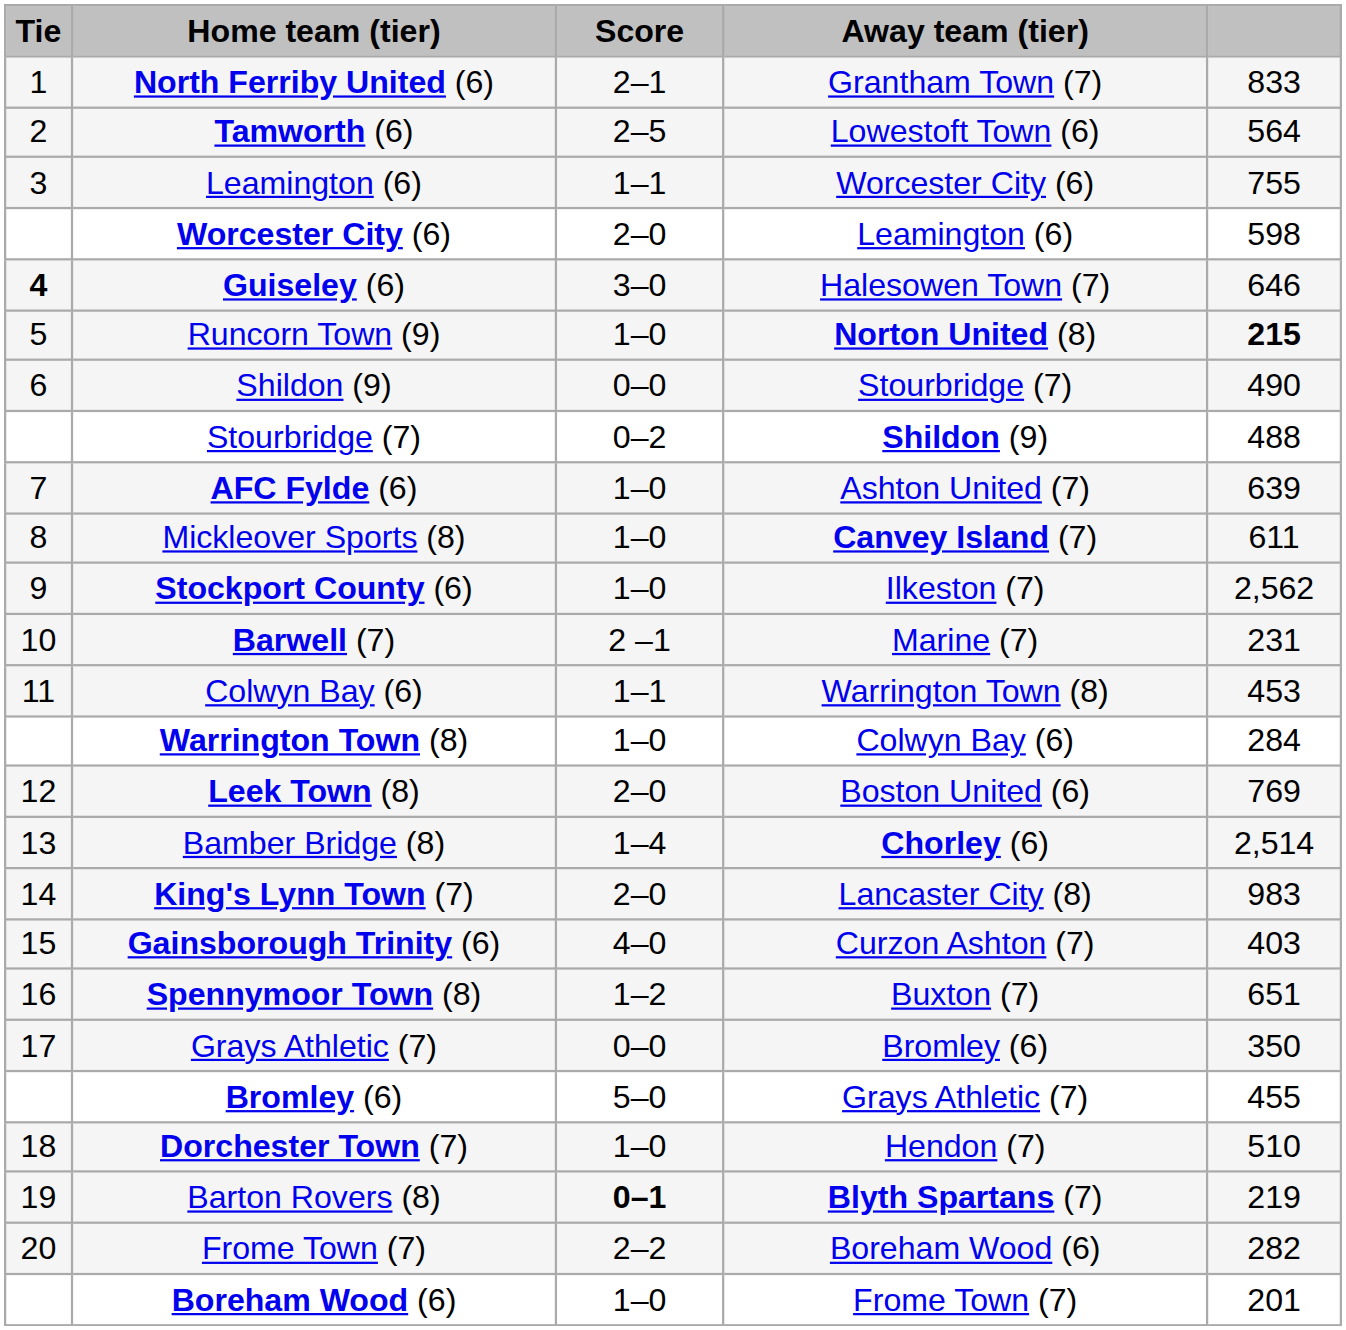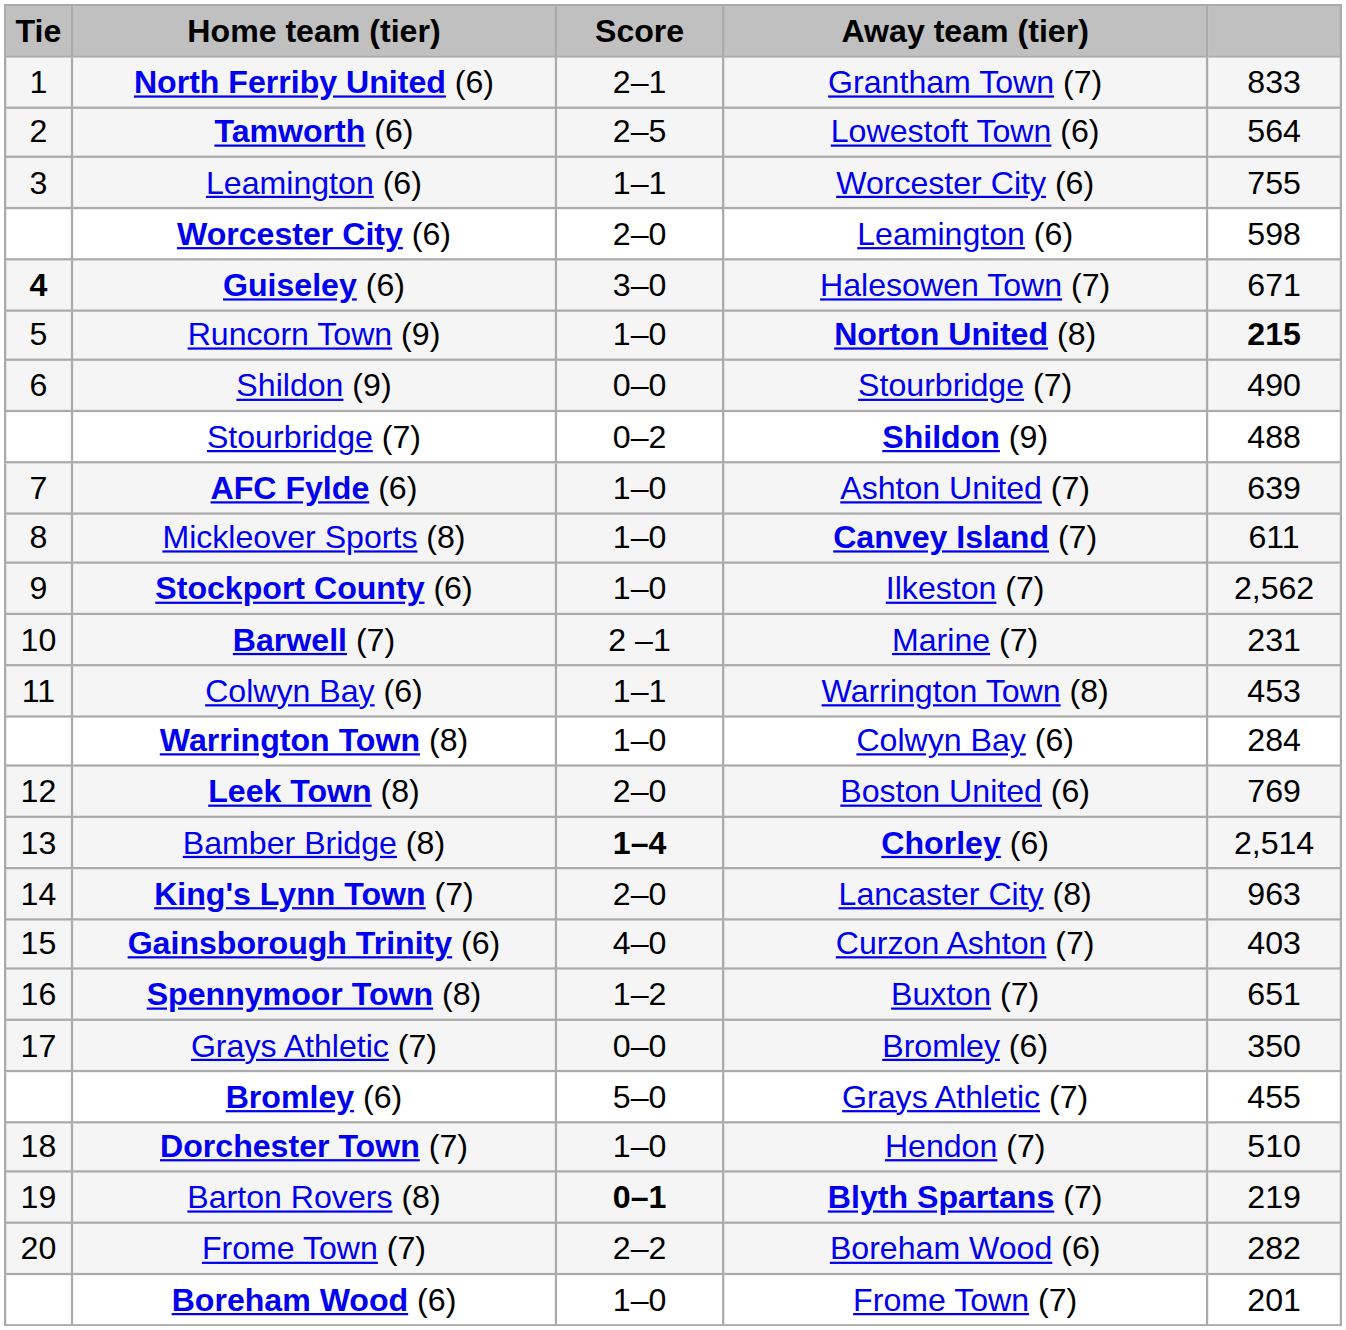(1274, 285) 646 -> (1274, 285) 671
(640, 843) normal -> (640, 843) bold
(1274, 893) 983 -> (1274, 893) 963
